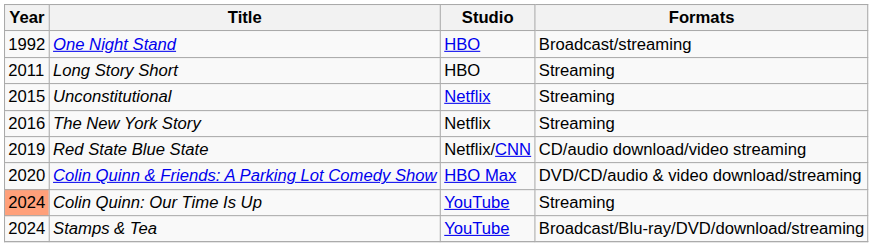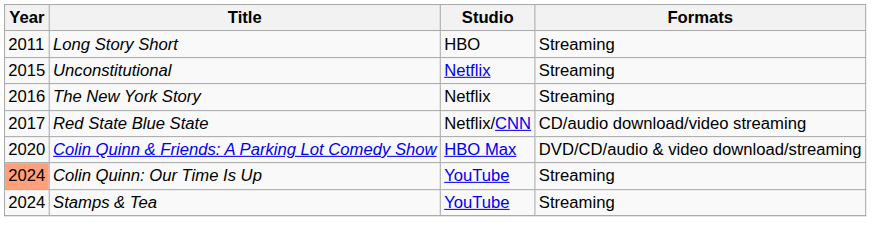- row: (115, 44)
(27, 149) 2019 -> (27, 123) 2017
(702, 228) Broadcast/Blu-ray/DVD/download/streaming -> (577, 202) Streaming
